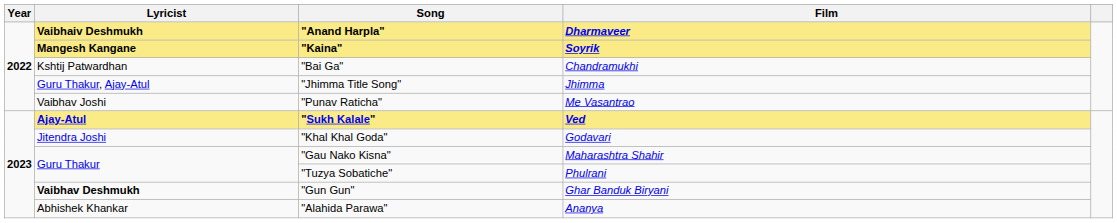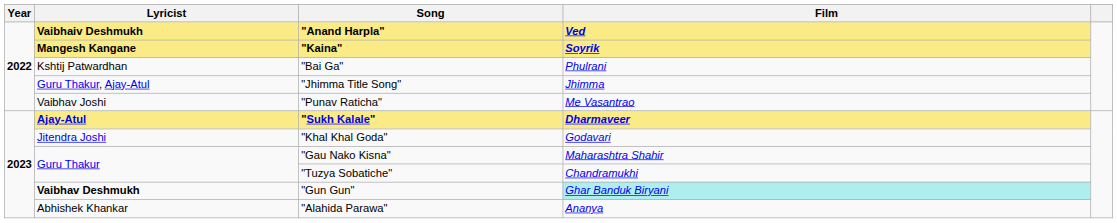(598, 31) Dharmaveer -> (575, 31) Ved
(602, 66) Chandramukhi -> (586, 66) Phulrani
(575, 119) Ved -> (598, 119) Dharmaveer
(586, 173) Phulrani -> (602, 173) Chandramukhi
(617, 191) no background -> (617, 191) paleturquoise background
